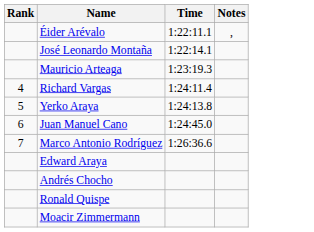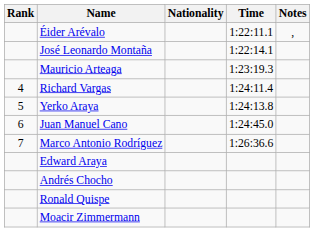+ column: (196, 13)
